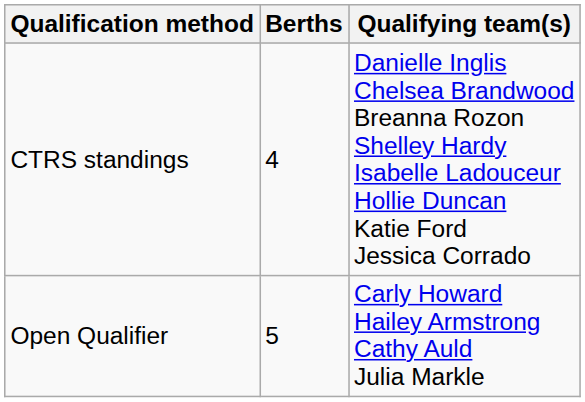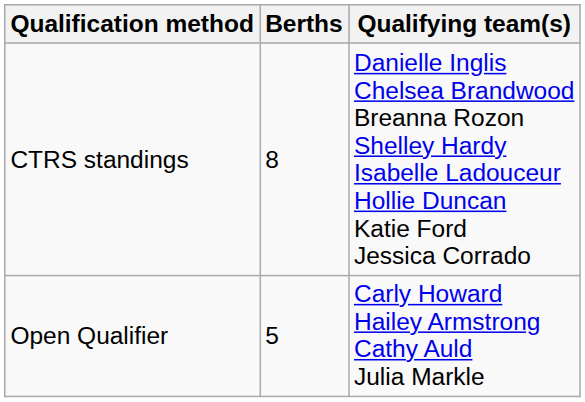(272, 159) 4 -> (272, 159) 8
